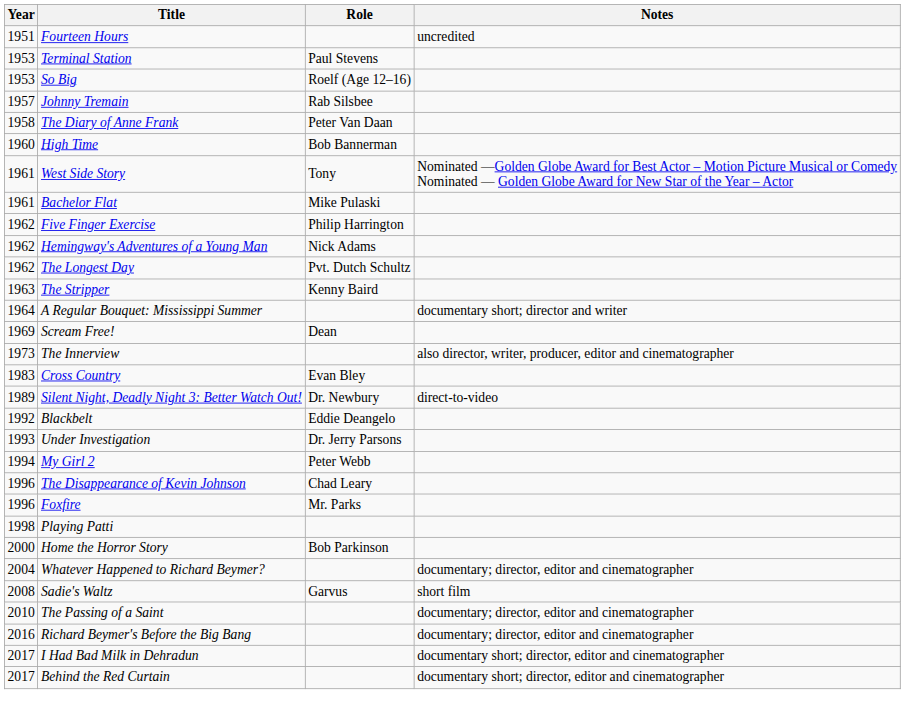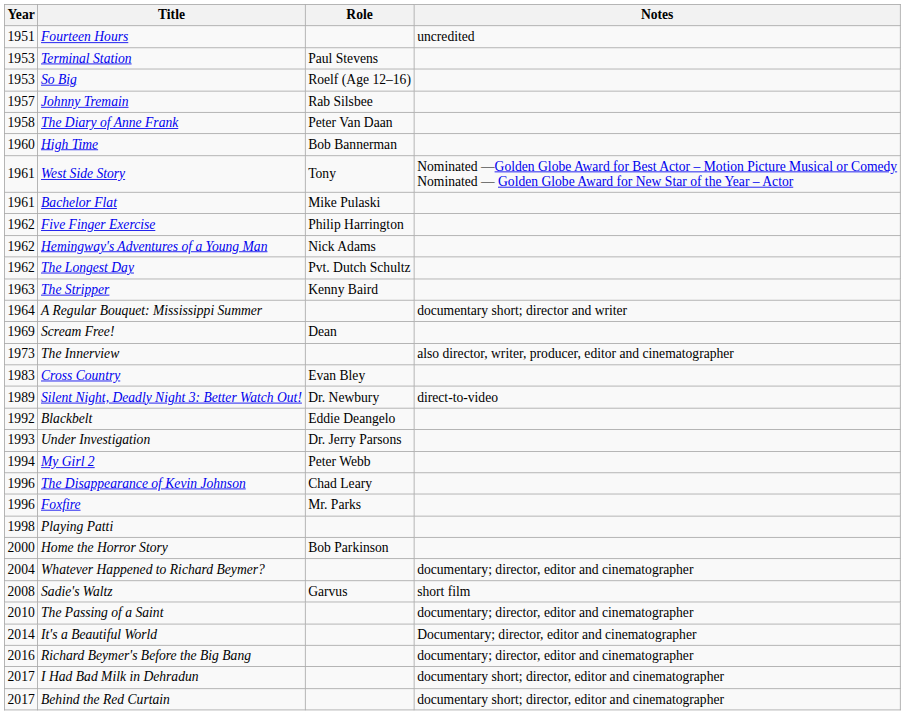+ row: (99, 634)
